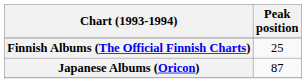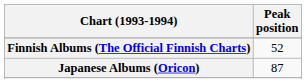(277, 48) 25 -> (277, 48) 52
